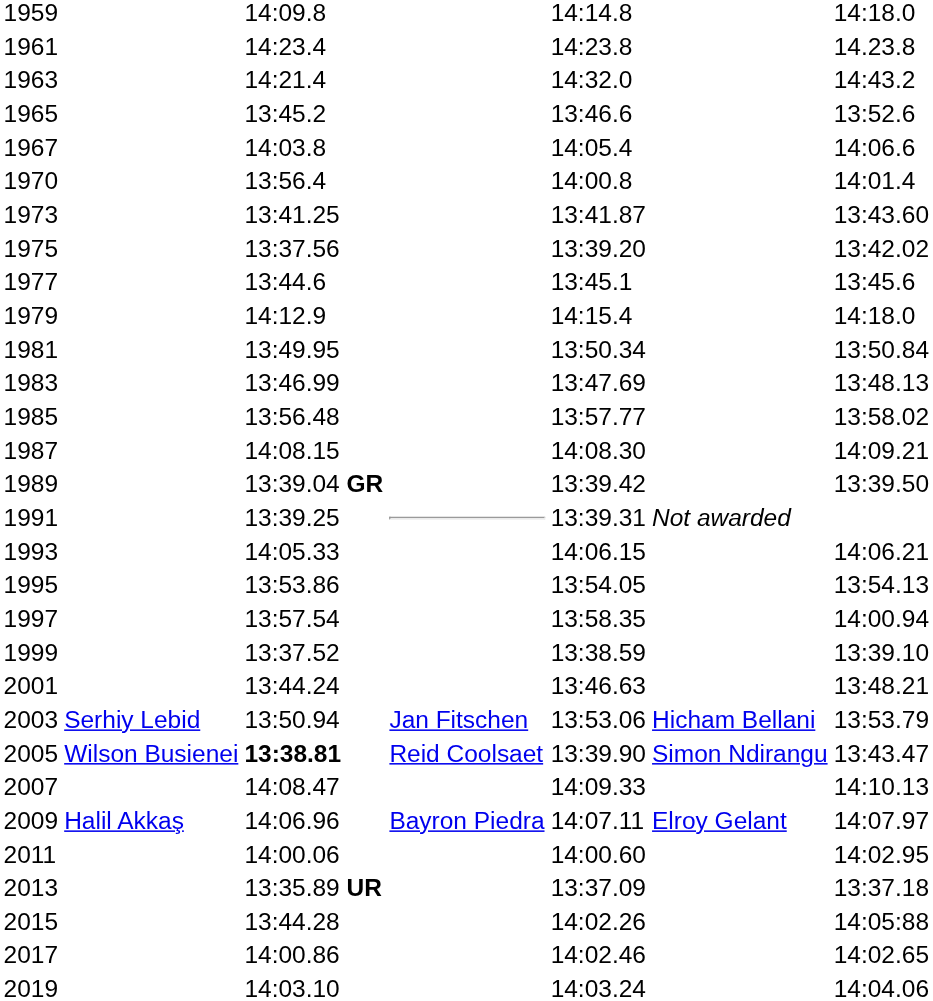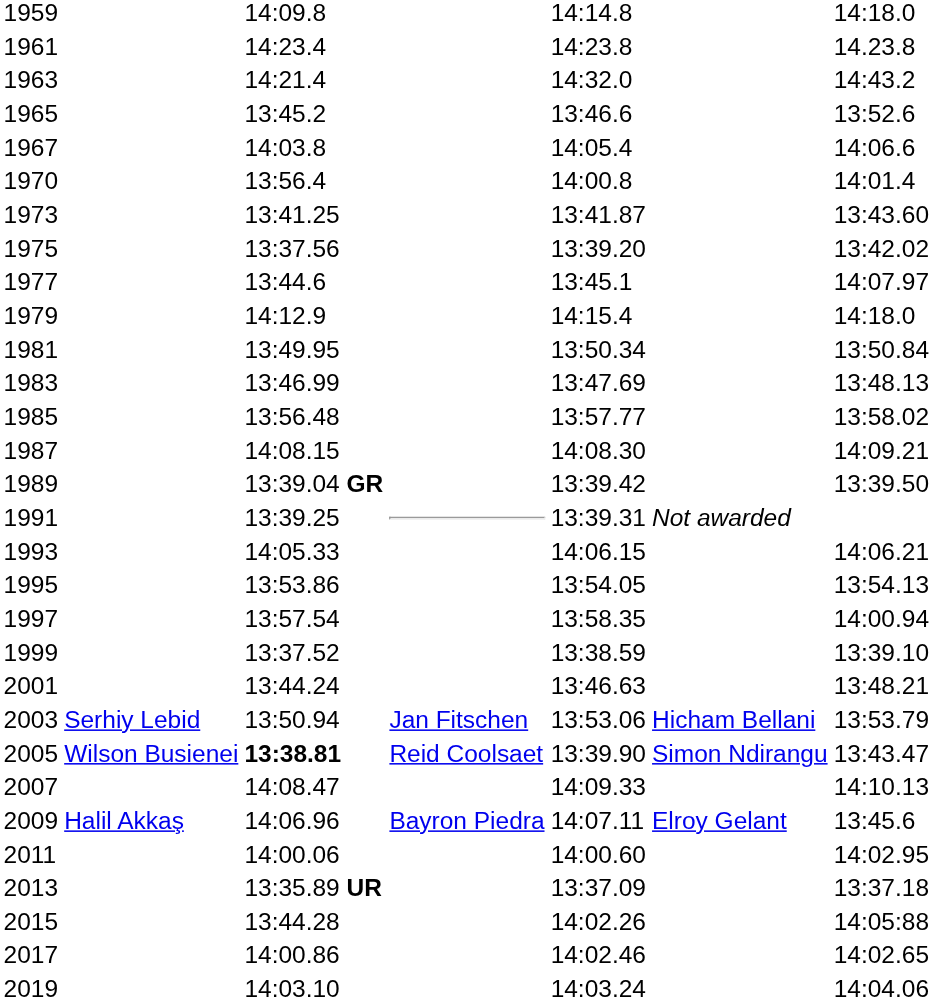(875, 282) 13:45.6 -> (881, 282) 14:07.97
(881, 820) 14:07.97 -> (875, 820) 13:45.6
